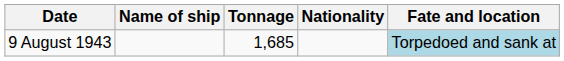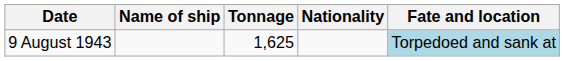(274, 42) 1,685 -> (274, 42) 1,625
